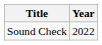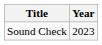(83, 31) 2022 -> (83, 31) 2023
